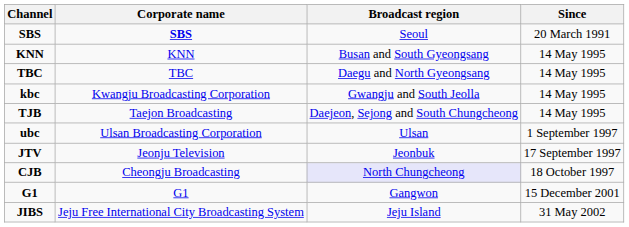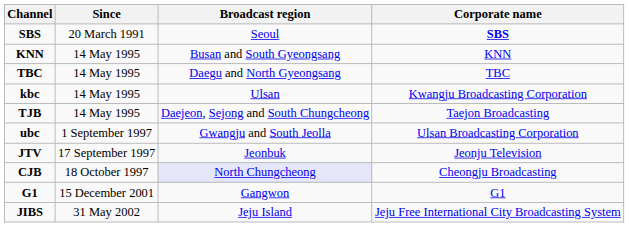columns swapped: (181, 14) <-> (572, 14)
(414, 93) Gwangju and South Jeolla -> (265, 93) Ulsan
(414, 133) Ulsan -> (265, 133) Gwangju and South Jeolla
